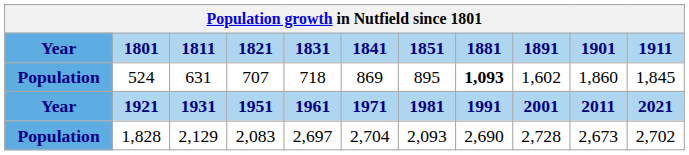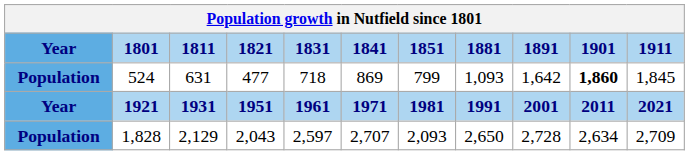(255, 77) 707 -> (255, 77) 477
(427, 77) 895 -> (427, 77) 799
(484, 77) bold -> (484, 77) normal
(541, 77) 1,602 -> (541, 77) 1,642
(598, 77) normal -> (598, 77) bold
(255, 135) 2,083 -> (255, 135) 2,043
(313, 135) 2,697 -> (313, 135) 2,597
(370, 135) 2,704 -> (370, 135) 2,707
(484, 135) 2,690 -> (484, 135) 2,650
(598, 135) 2,673 -> (598, 135) 2,634
(655, 135) 2,702 -> (655, 135) 2,709
